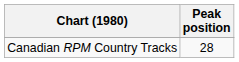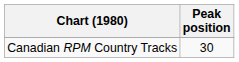(207, 47) 28 -> (207, 47) 30
